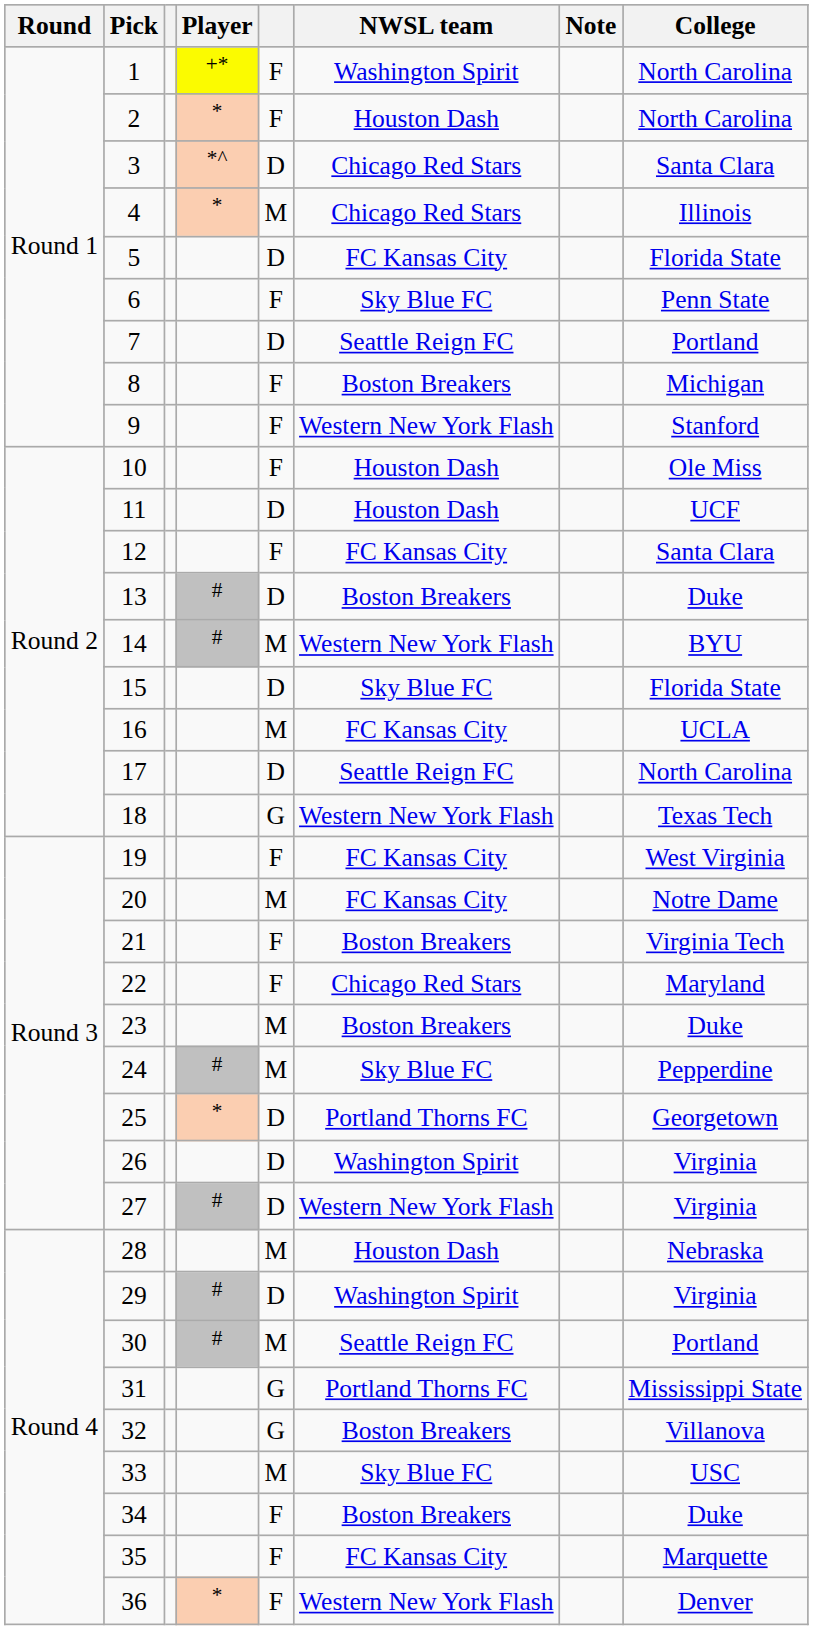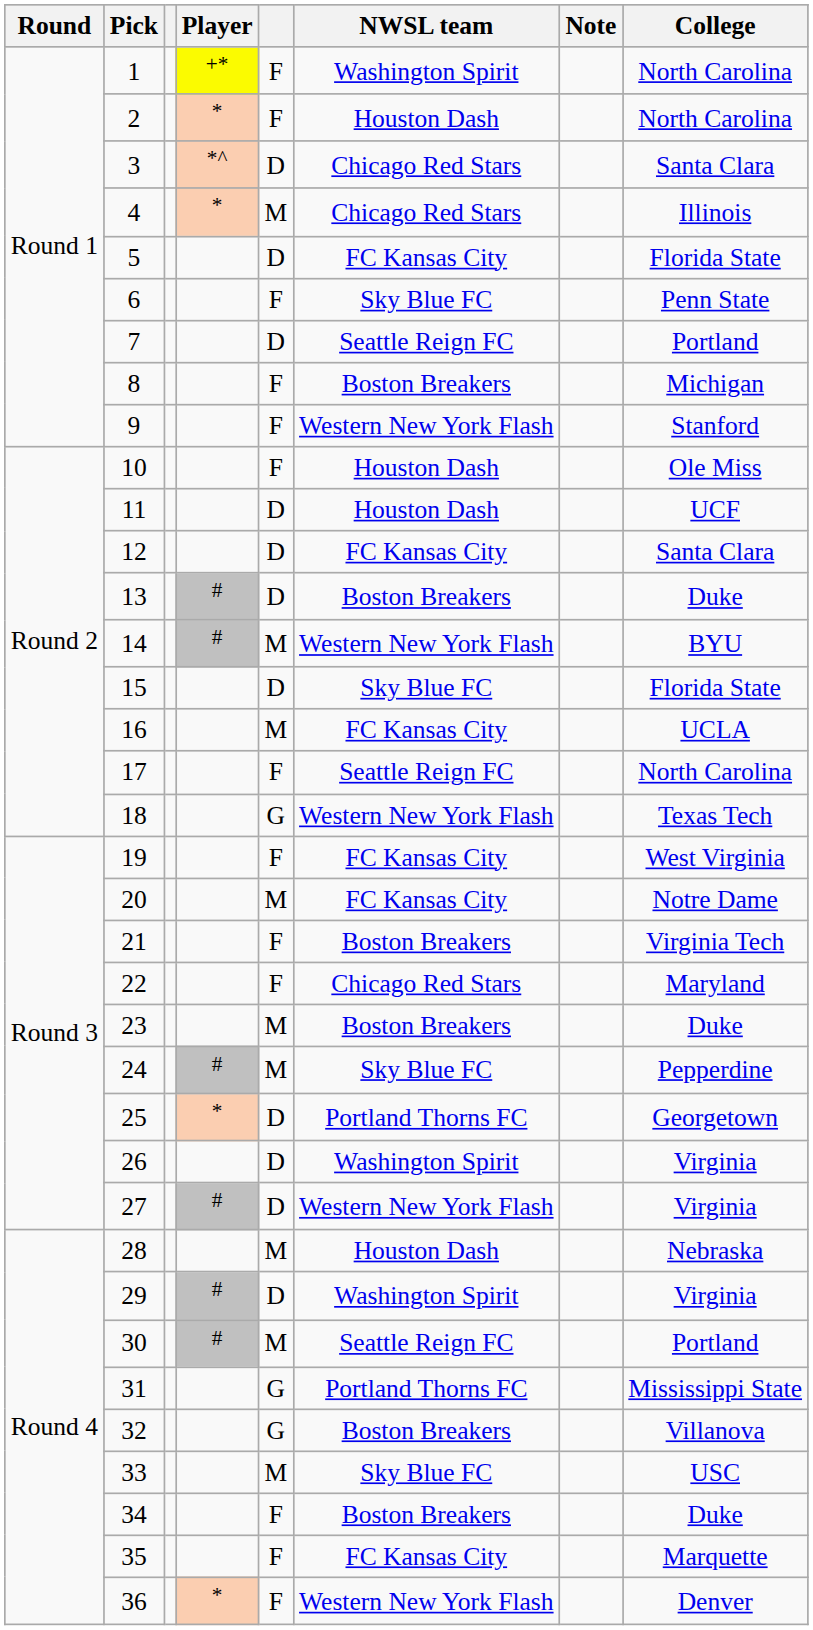(276, 551) F -> (276, 551) D
(276, 772) D -> (276, 772) F
